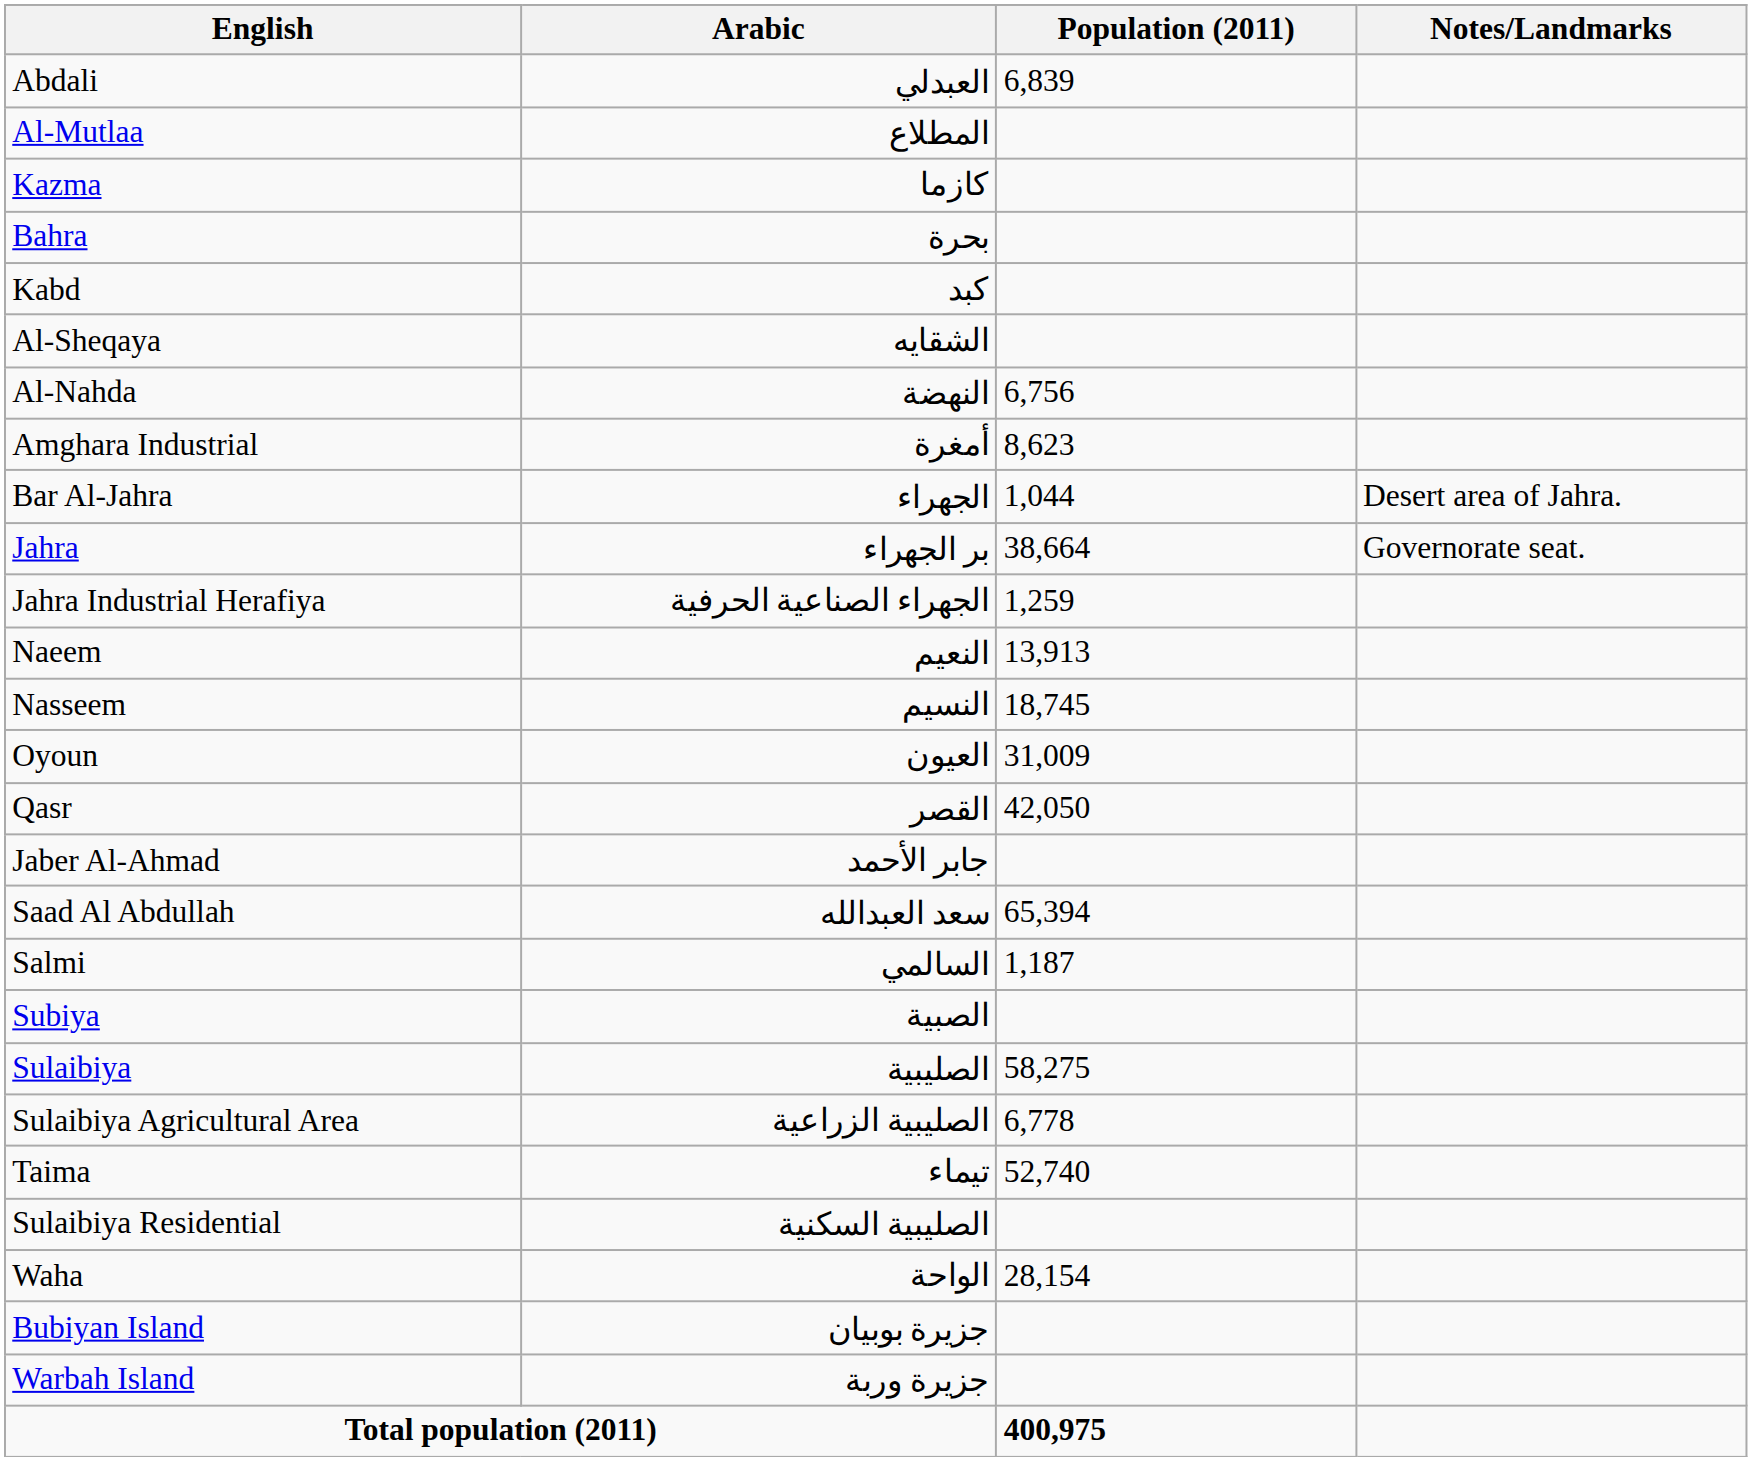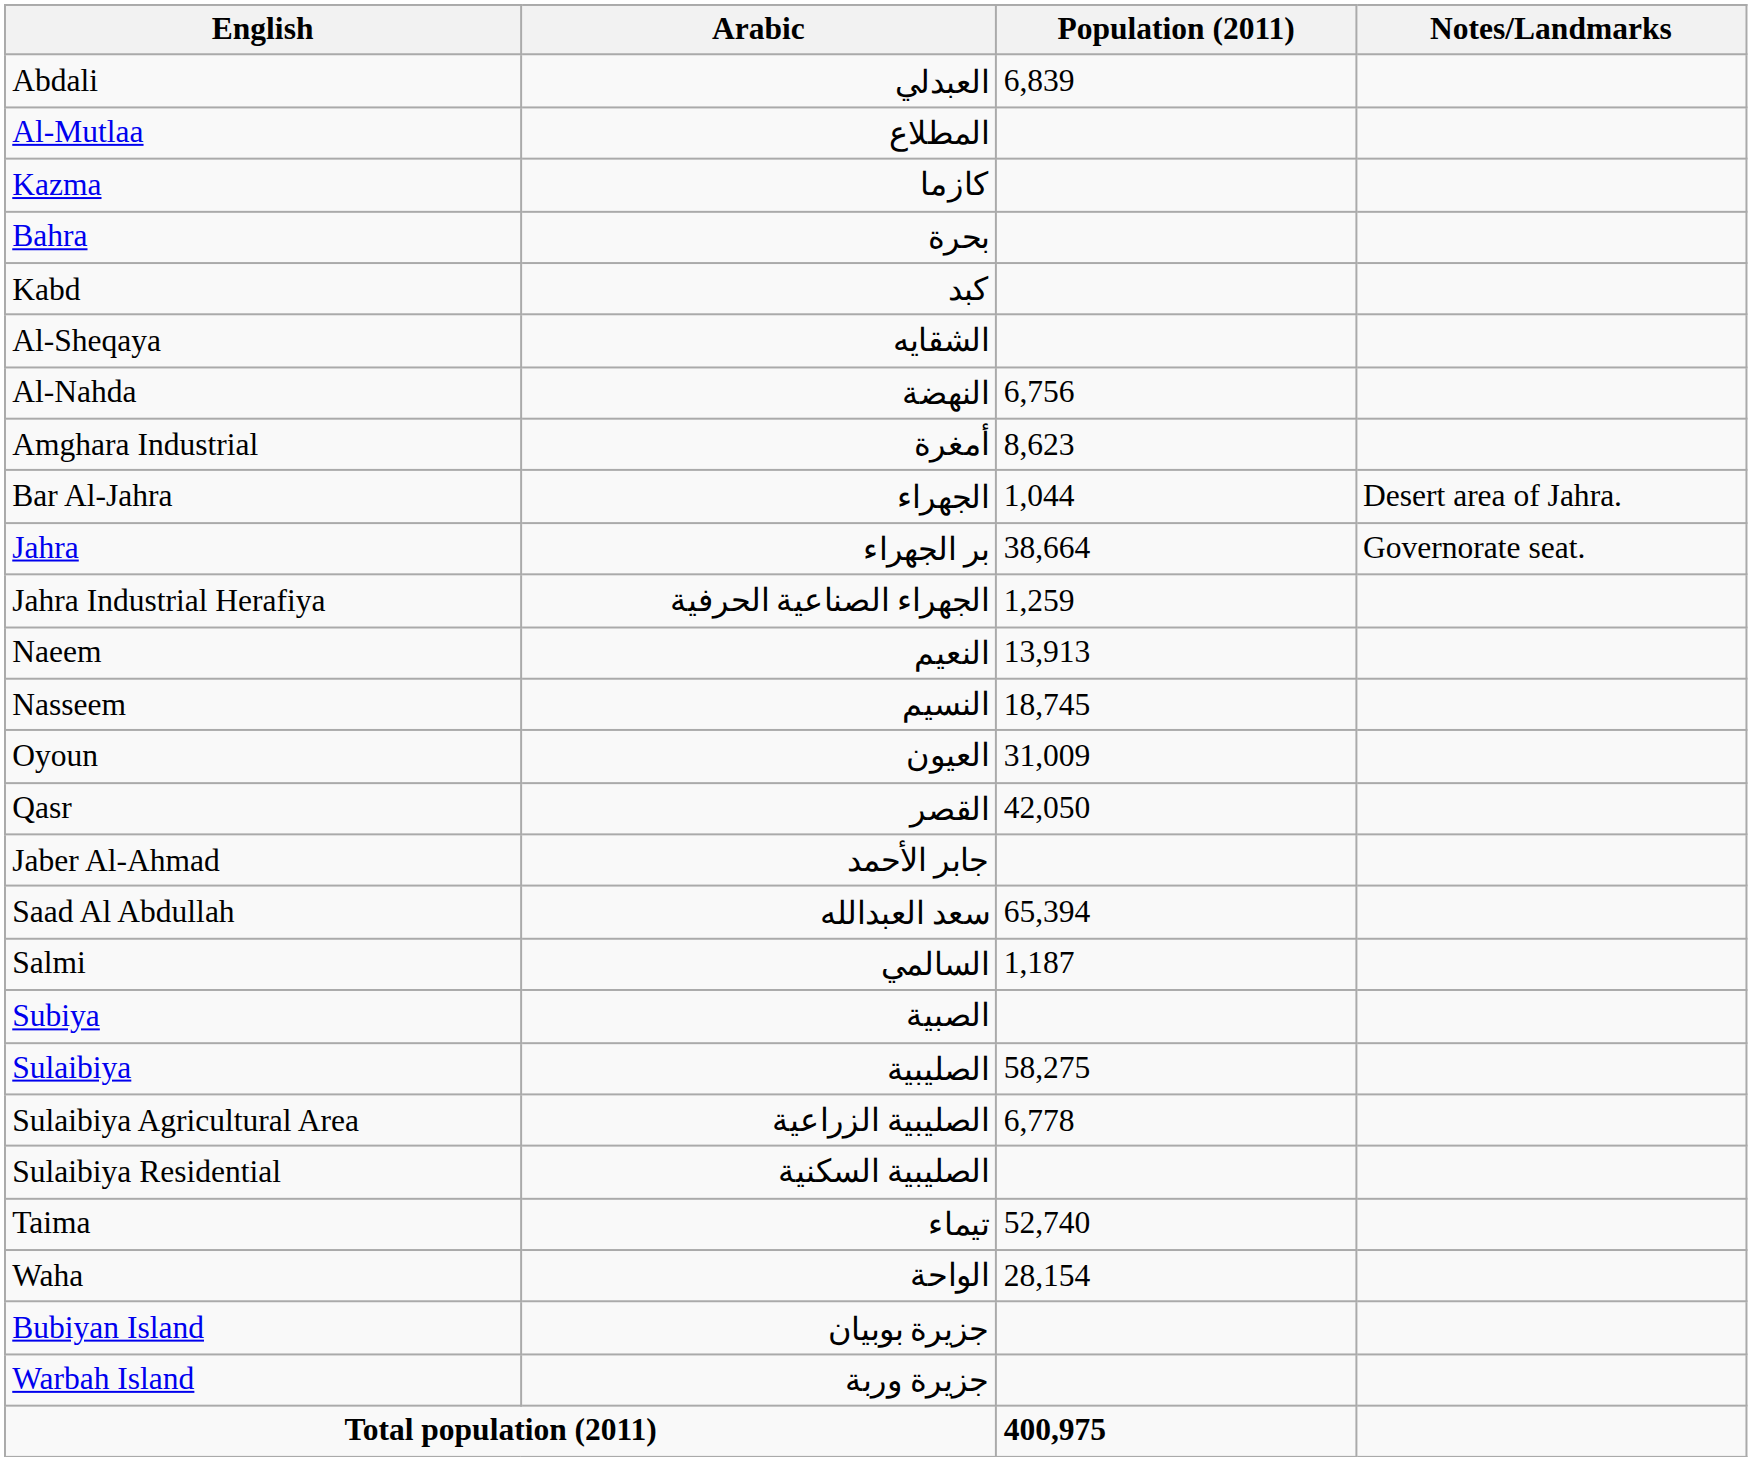rows swapped: (147, 1223) <-> (51, 1171)
